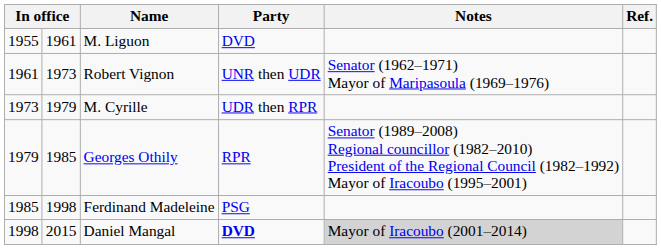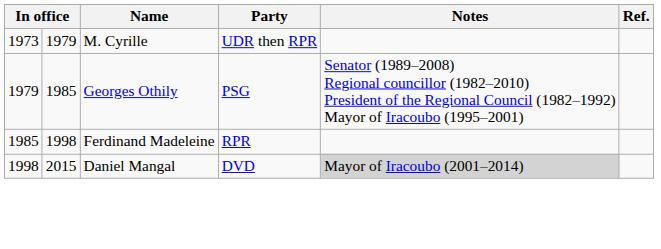- row: (116, 41)
- row: (129, 74)
(236, 157) RPR -> (236, 91) PSG
(236, 207) PSG -> (236, 141) RPR
(238, 231) bold -> (238, 165) normal
